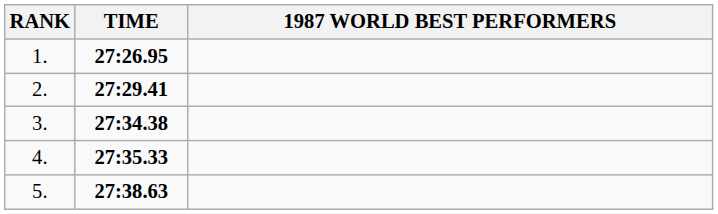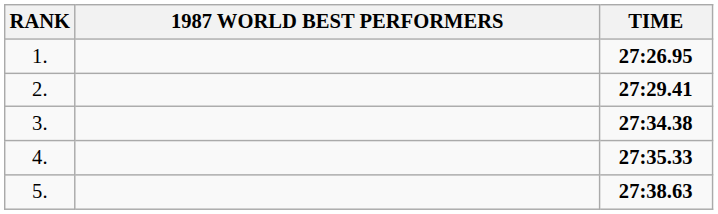columns swapped: (450, 21) <-> (131, 21)
